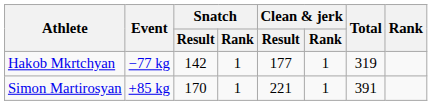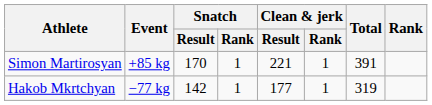rows swapped: (62, 64) <-> (65, 88)
